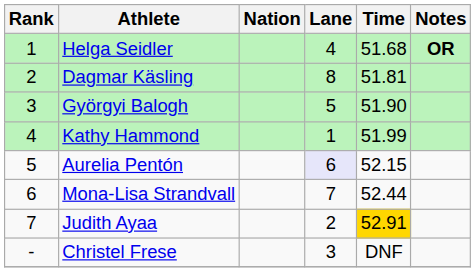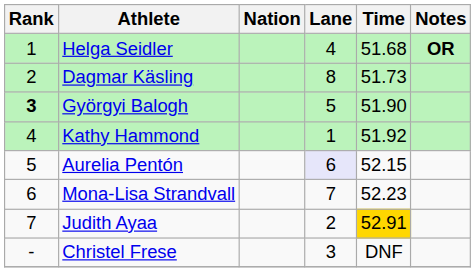(384, 77) 51.81 -> (384, 77) 51.73
(31, 106) normal -> (31, 106) bold
(384, 135) 51.99 -> (384, 135) 51.92
(384, 194) 52.44 -> (384, 194) 52.23
